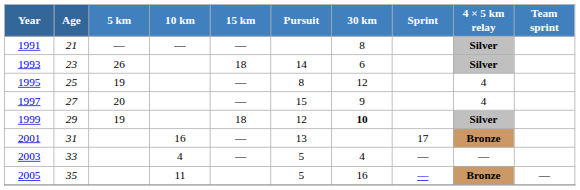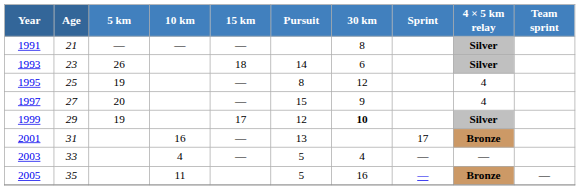(241, 120) 18 -> (241, 120) 17
